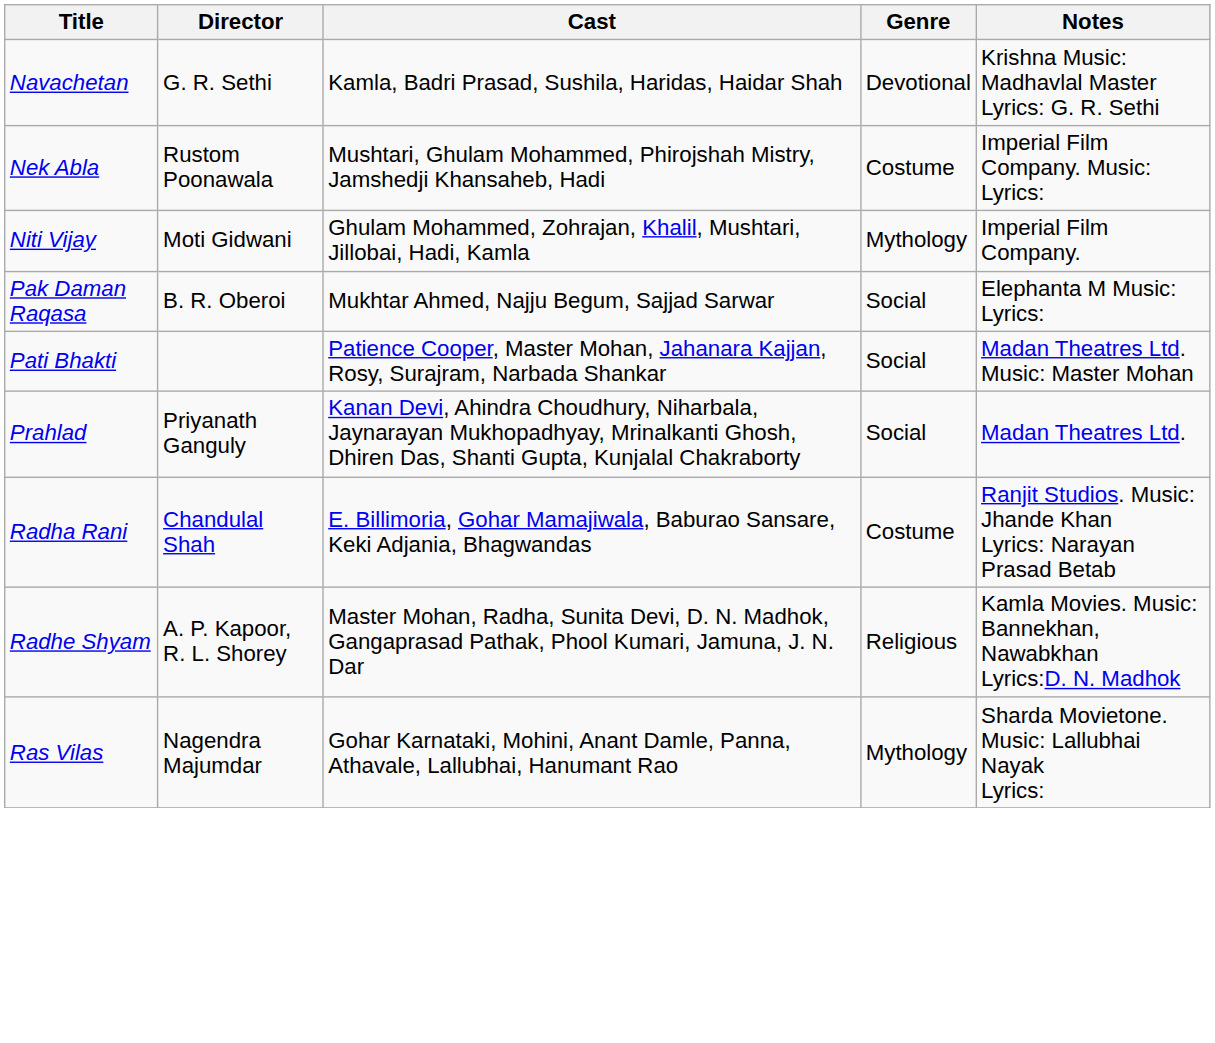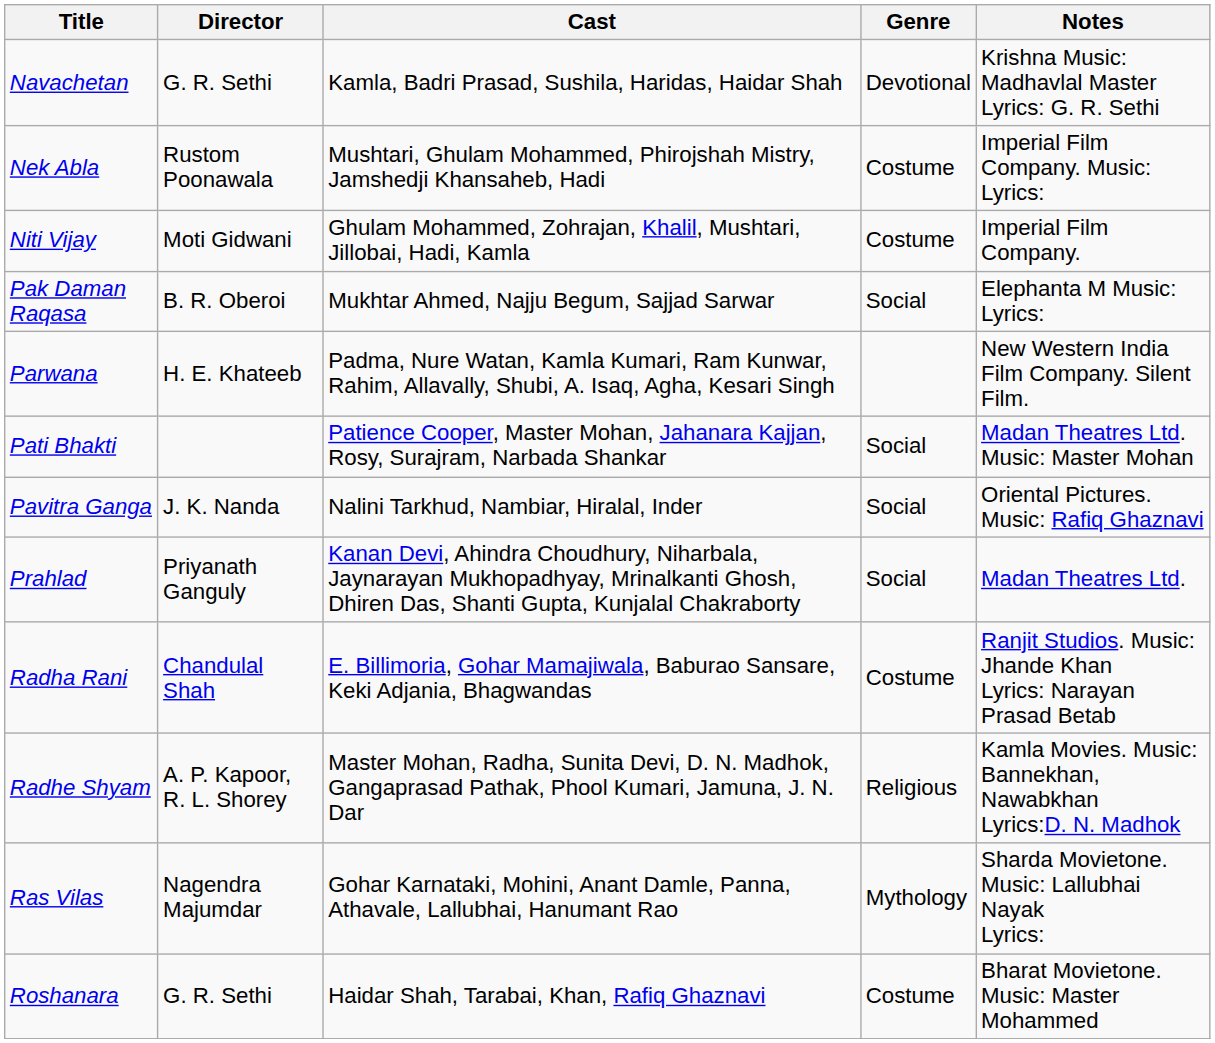(916, 240) Mythology -> (910, 240) Costume
+ row: (54, 373)
+ row: (81, 506)
+ row: (64, 995)
